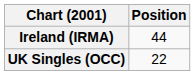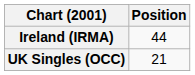(159, 59) 22 -> (159, 59) 21
